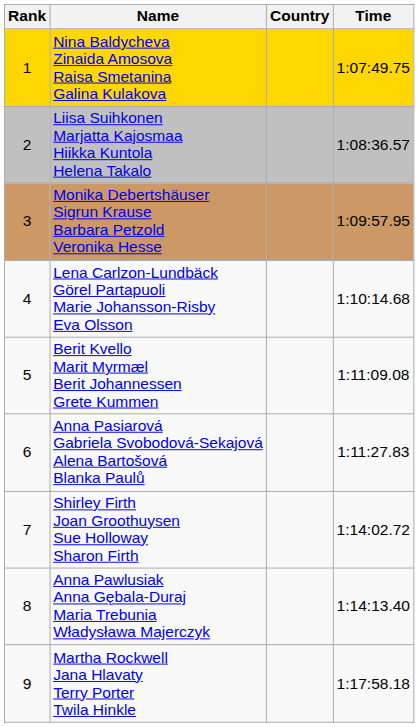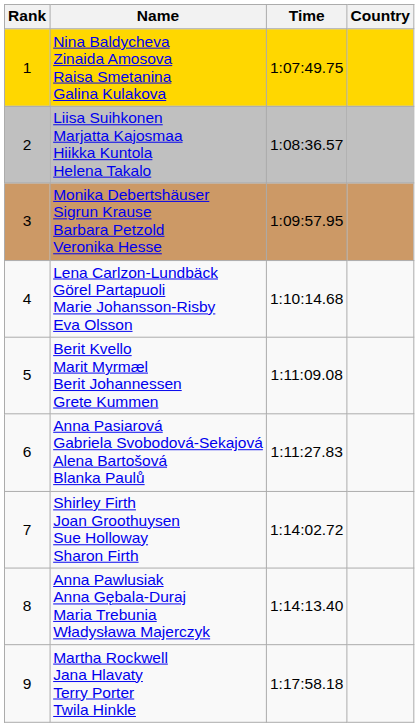columns swapped: (300, 16) <-> (373, 16)
